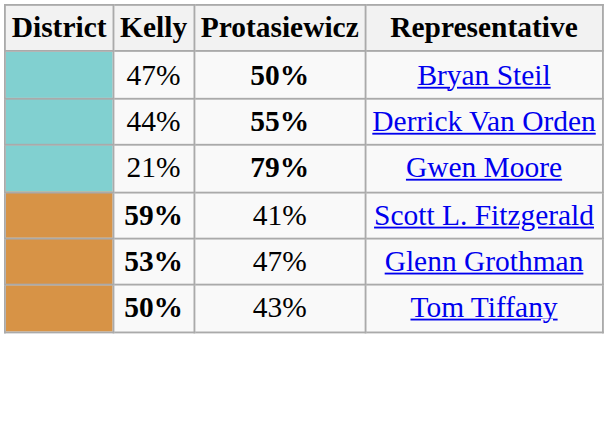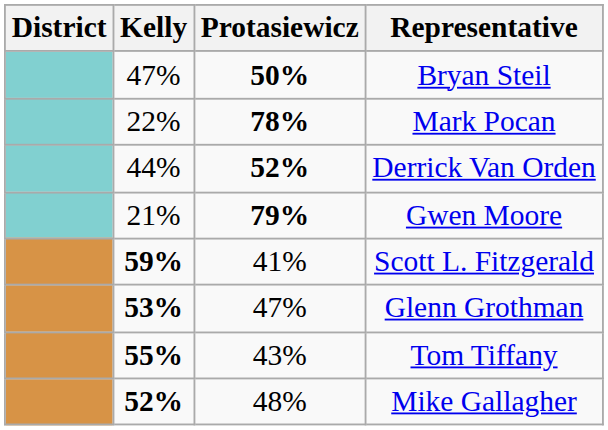+ row: (484, 121)
(280, 121) 55% -> (280, 167) 52%
(154, 307) 50% -> (154, 354) 55%
+ row: (484, 401)
